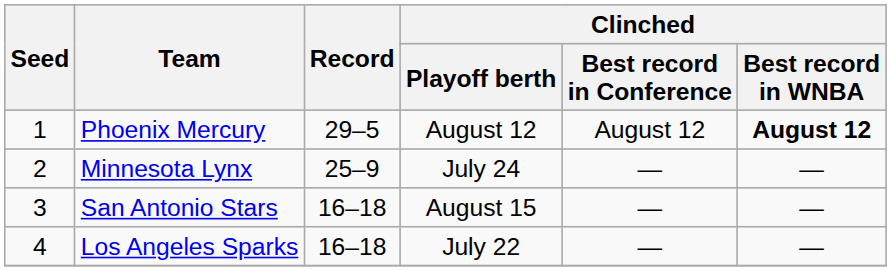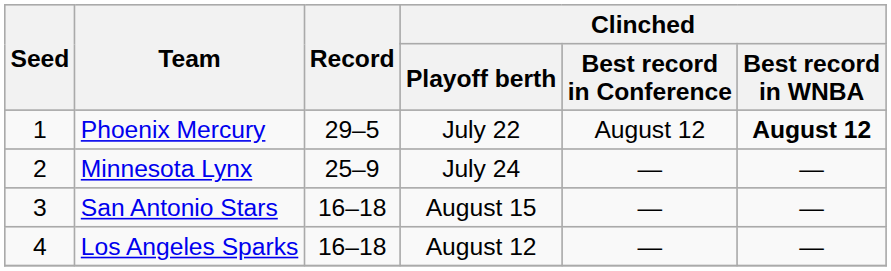(481, 130) August 12 -> (481, 130) July 22
(481, 247) July 22 -> (481, 247) August 12
